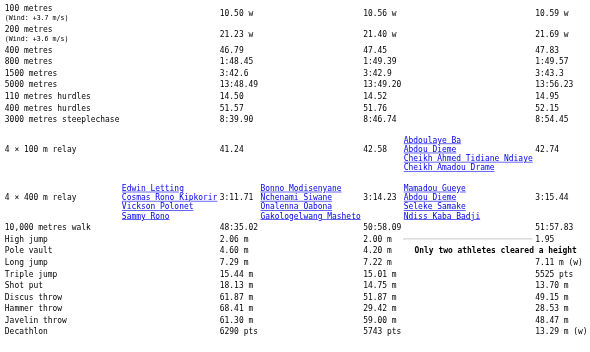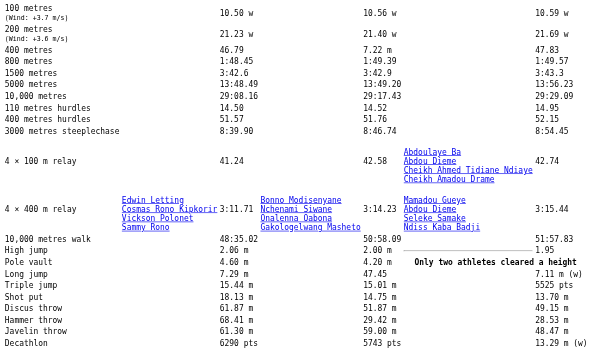(375, 50) 47.45 -> (377, 50) 7.22 m
+ row: (36, 96)
(377, 262) 7.22 m -> (375, 274) 47.45
